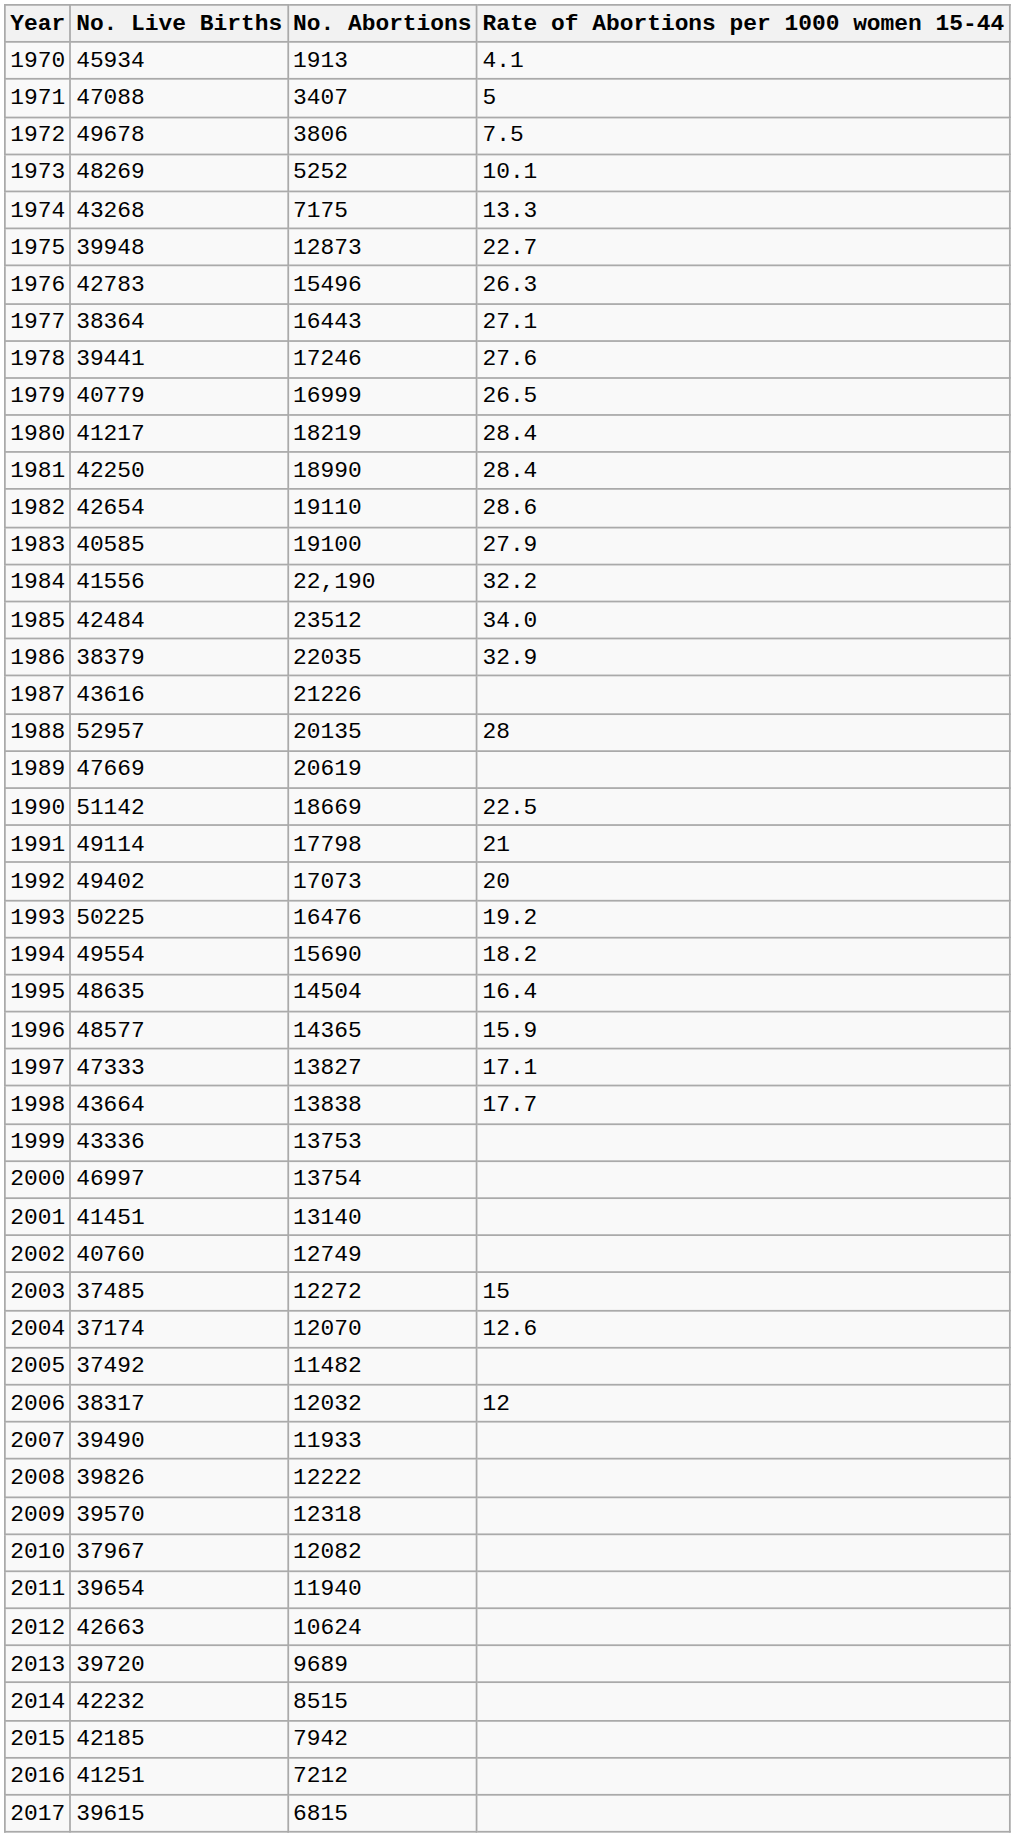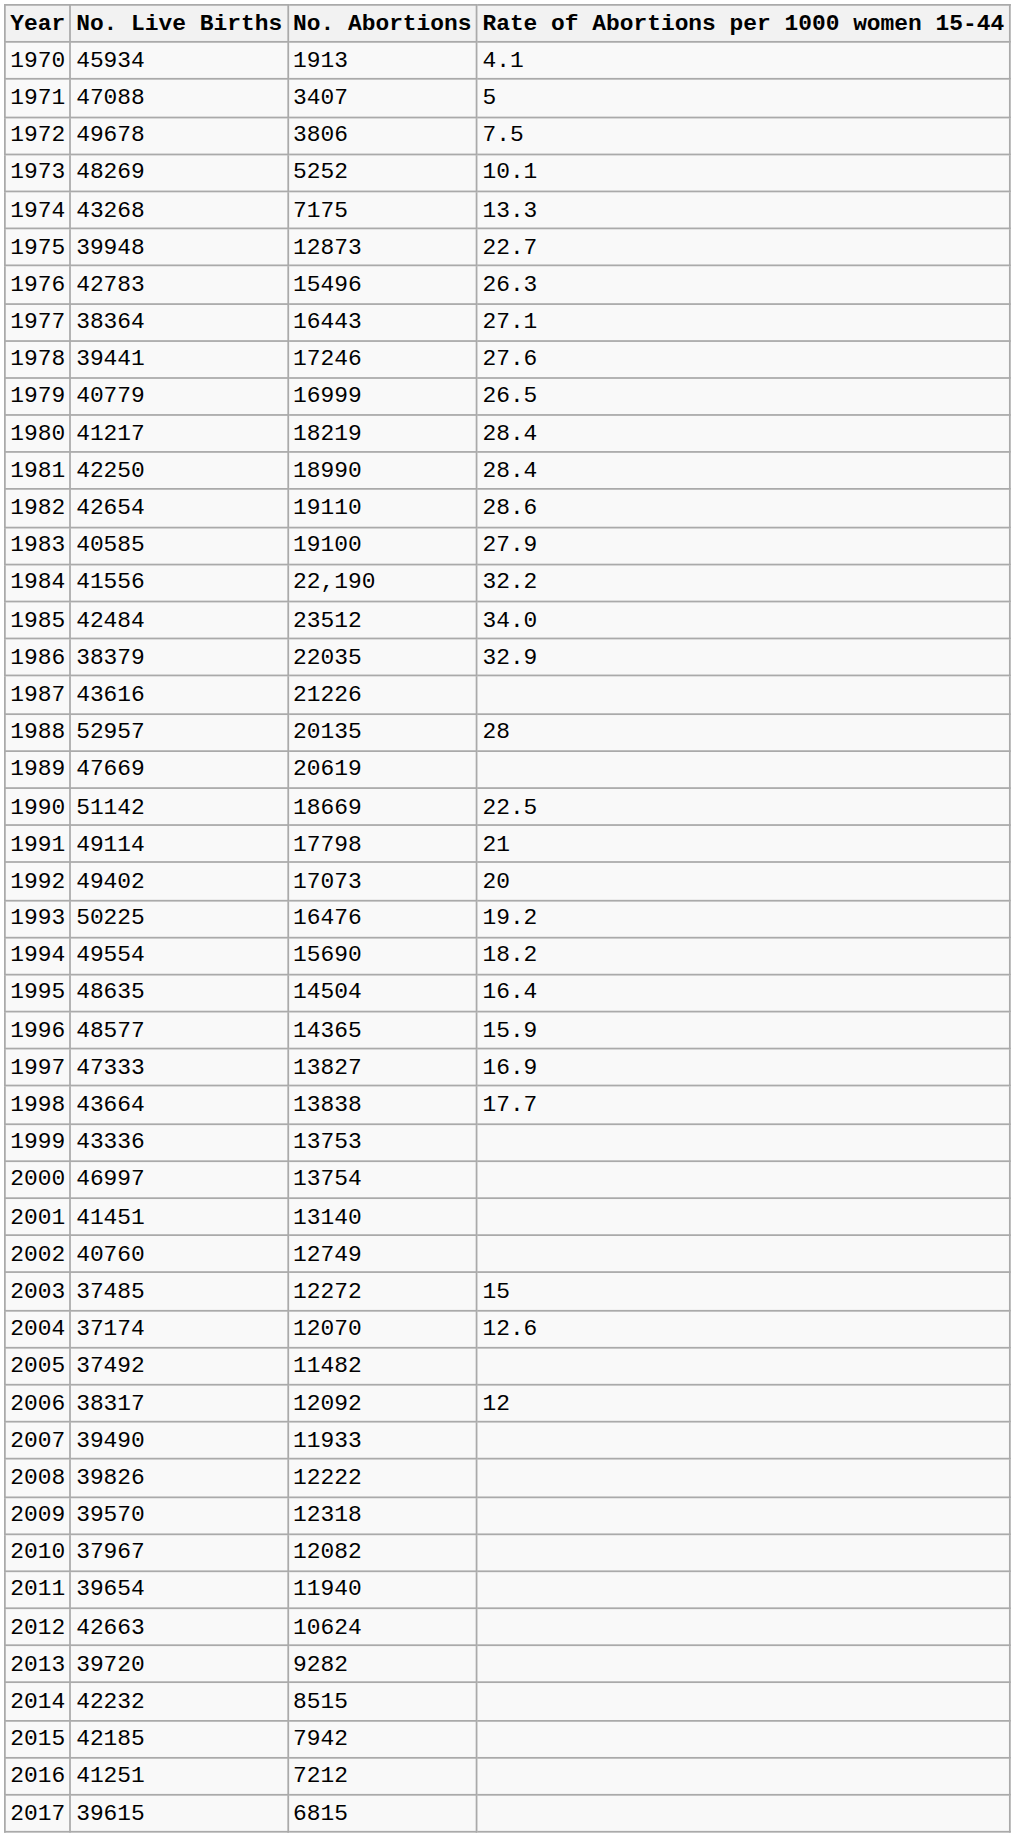(510, 1068) 17.1 -> (510, 1068) 16.9
(327, 1403) 12032 -> (327, 1403) 12092
(320, 1664) 9689 -> (320, 1664) 9282
